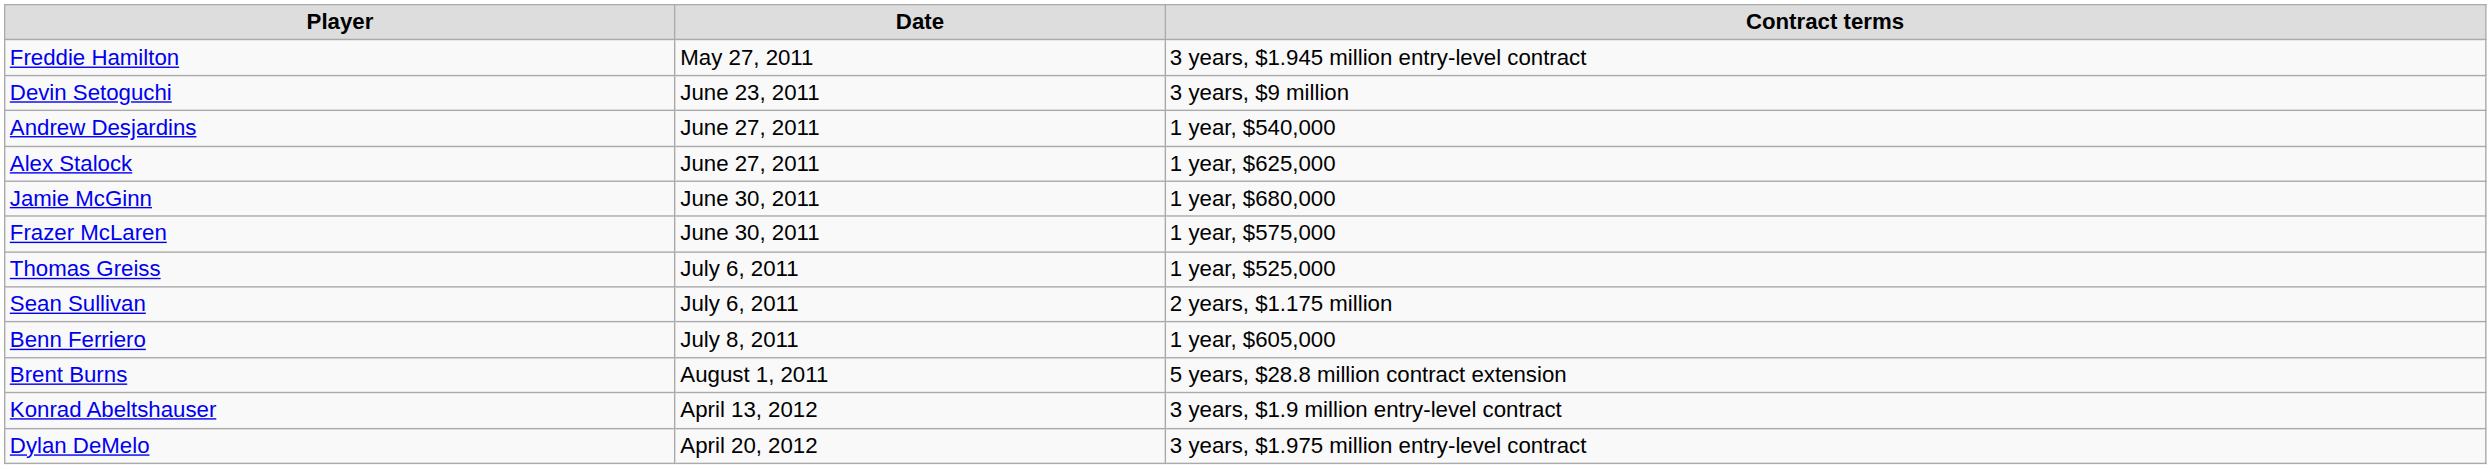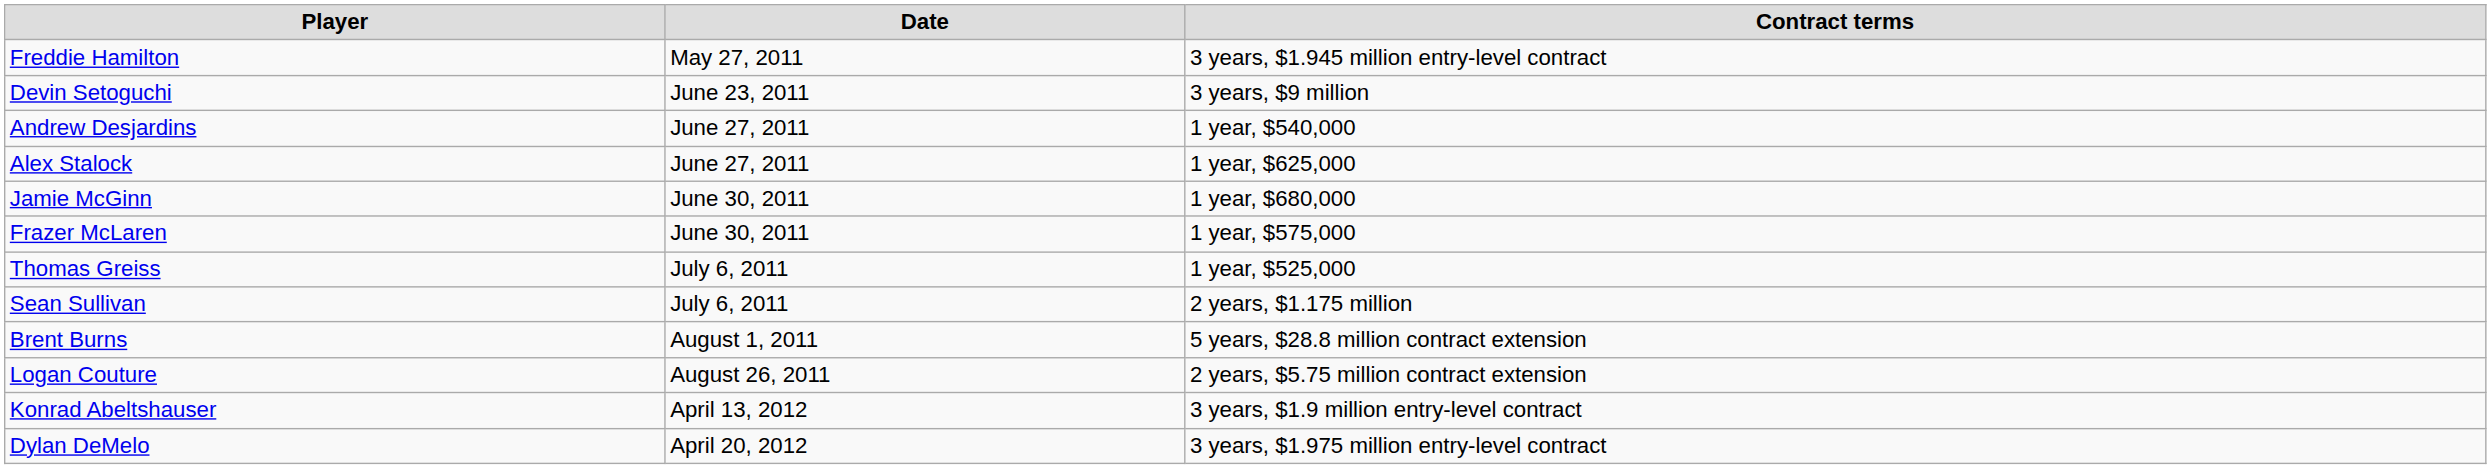- row: (78, 339)
+ row: (83, 374)
